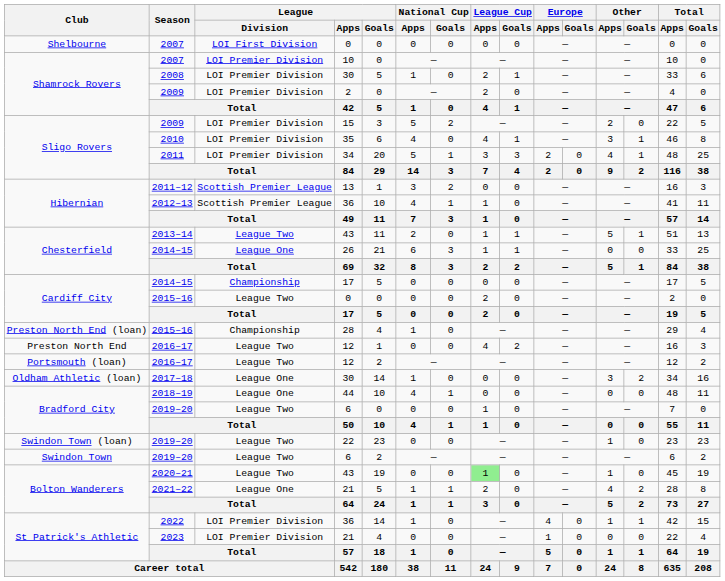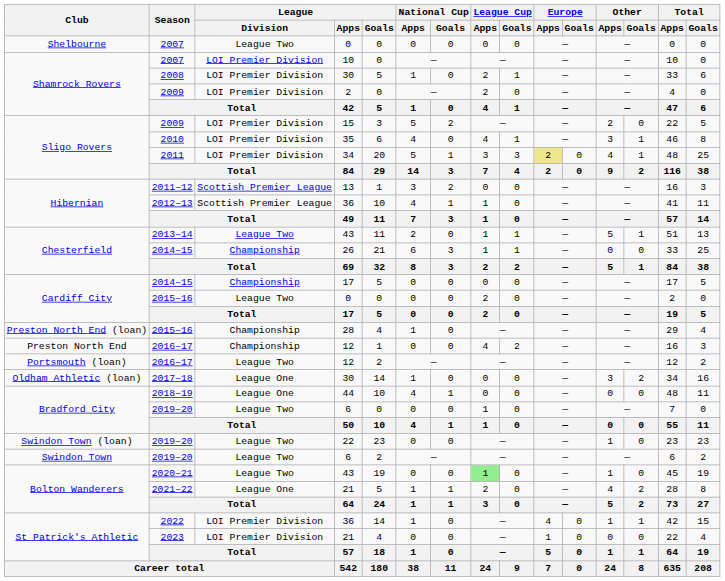(265, 44) LOI First Division -> (265, 44) League Two
(548, 155) no background -> (548, 155) khaki background
(265, 251) League One -> (265, 251) Championship
(265, 346) League Two -> (265, 346) Championship
